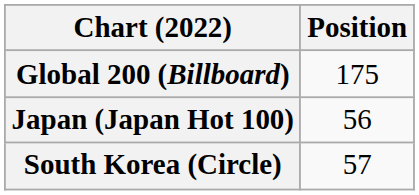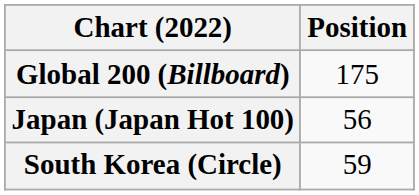(357, 165) 57 -> (357, 165) 59
